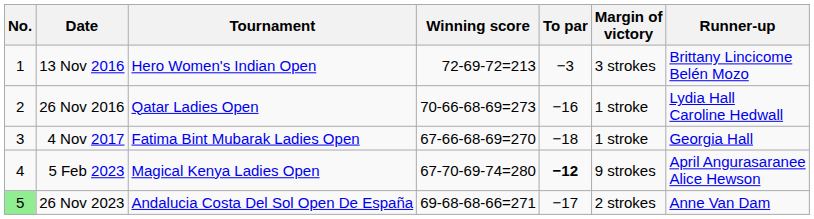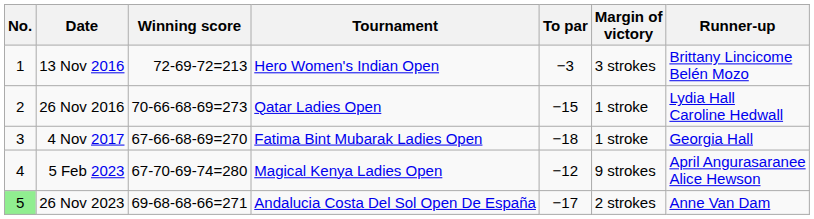columns swapped: (272, 25) <-> (478, 25)
(565, 106) −16 -> (565, 106) −15
(565, 171) bold -> (565, 171) normal
